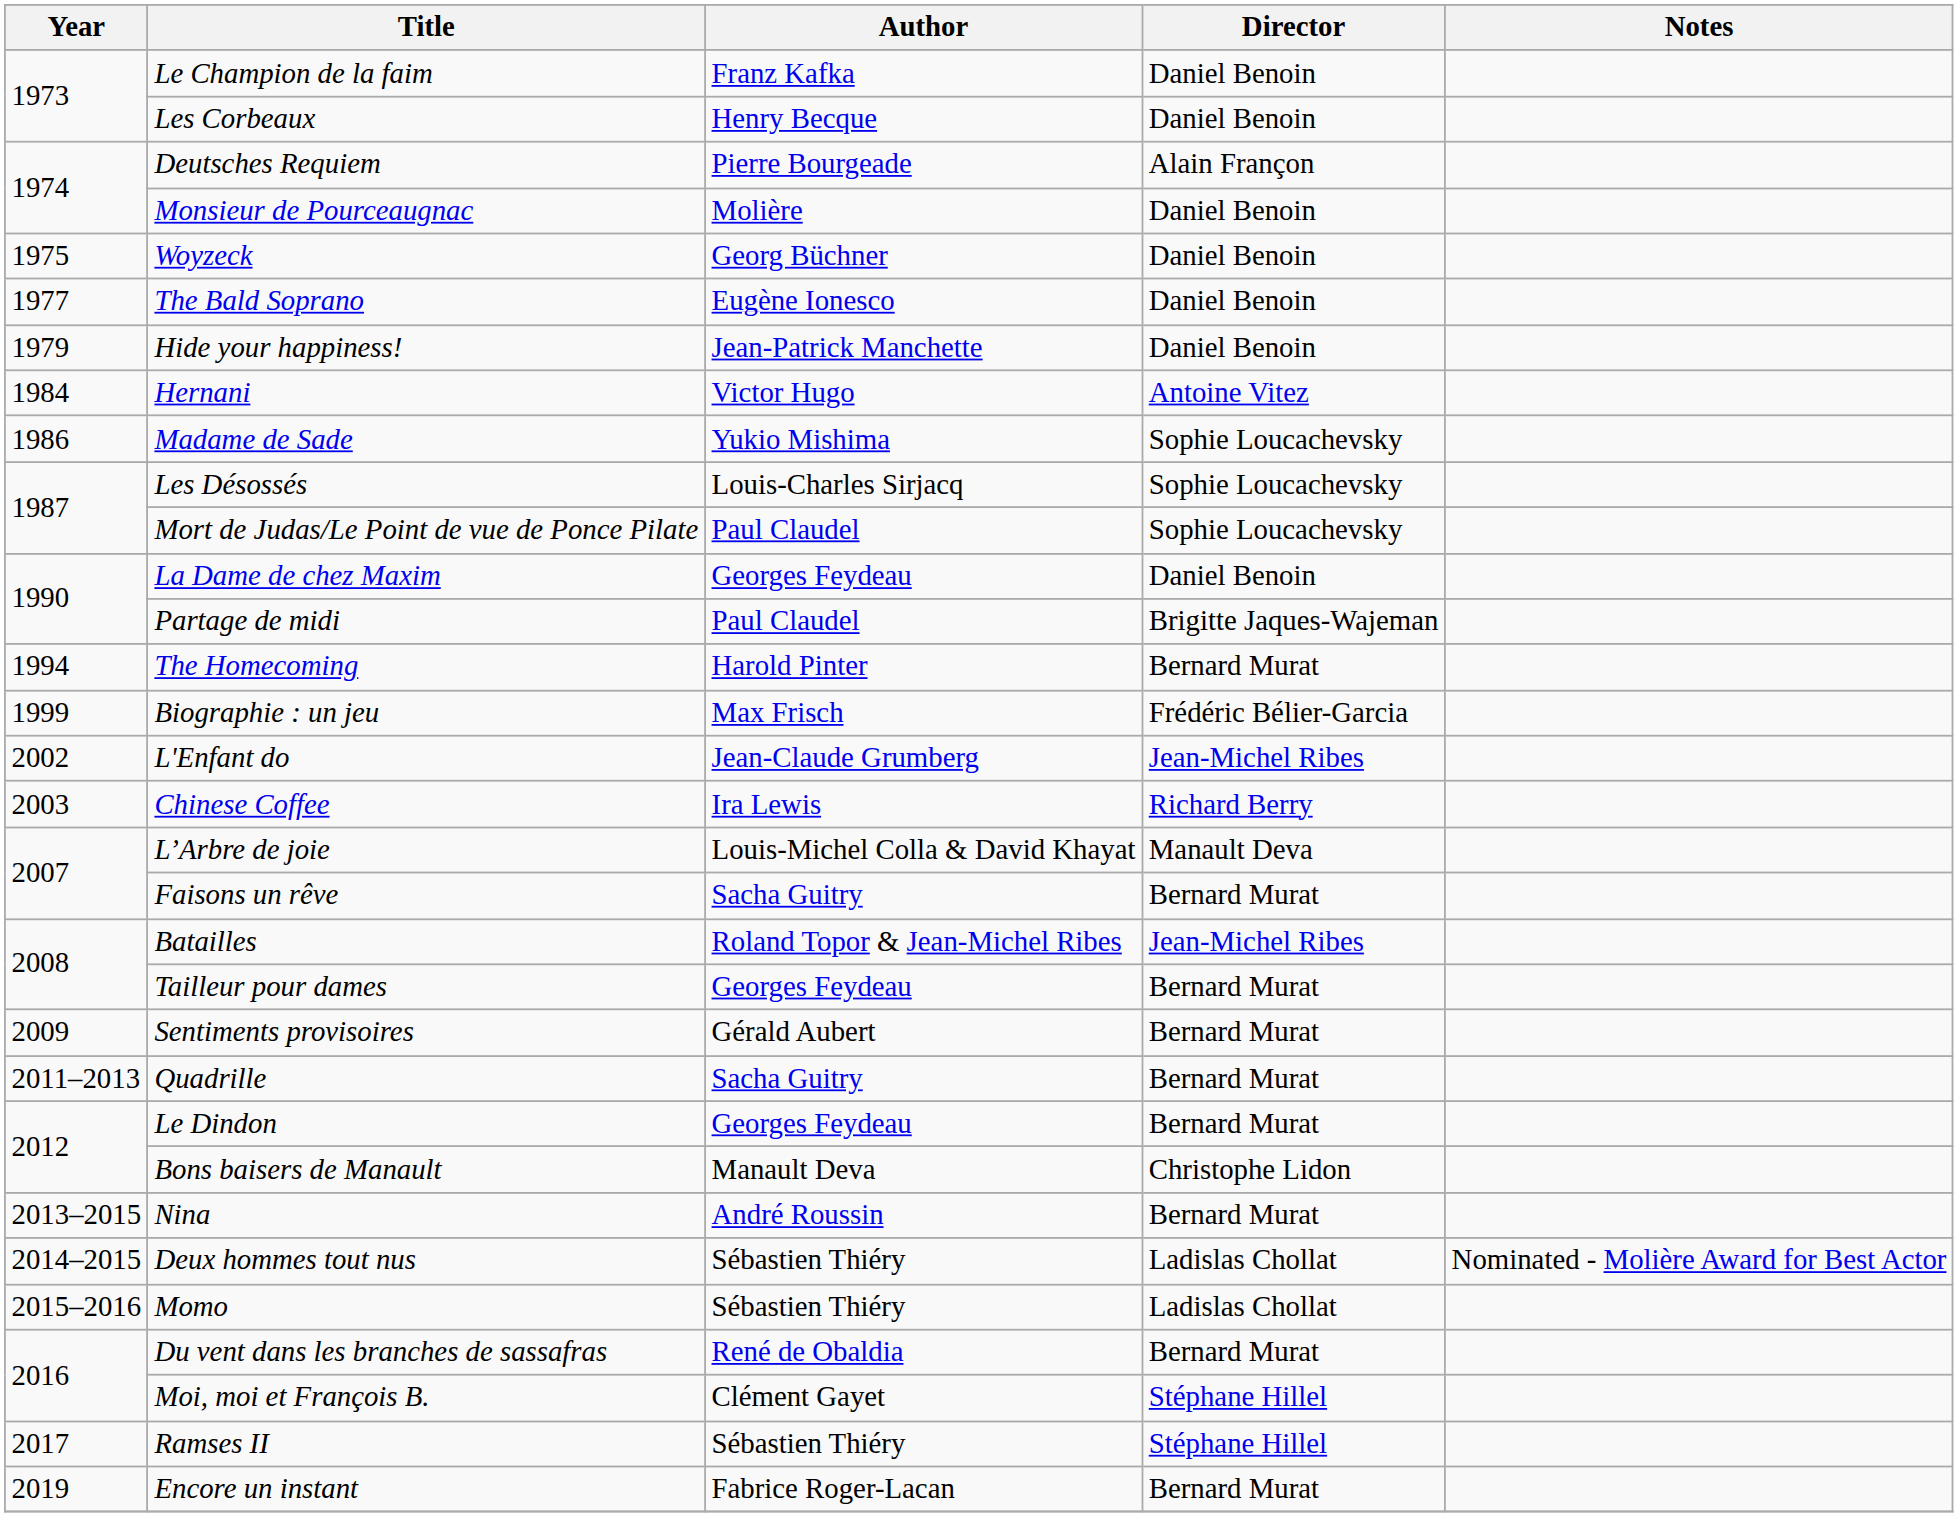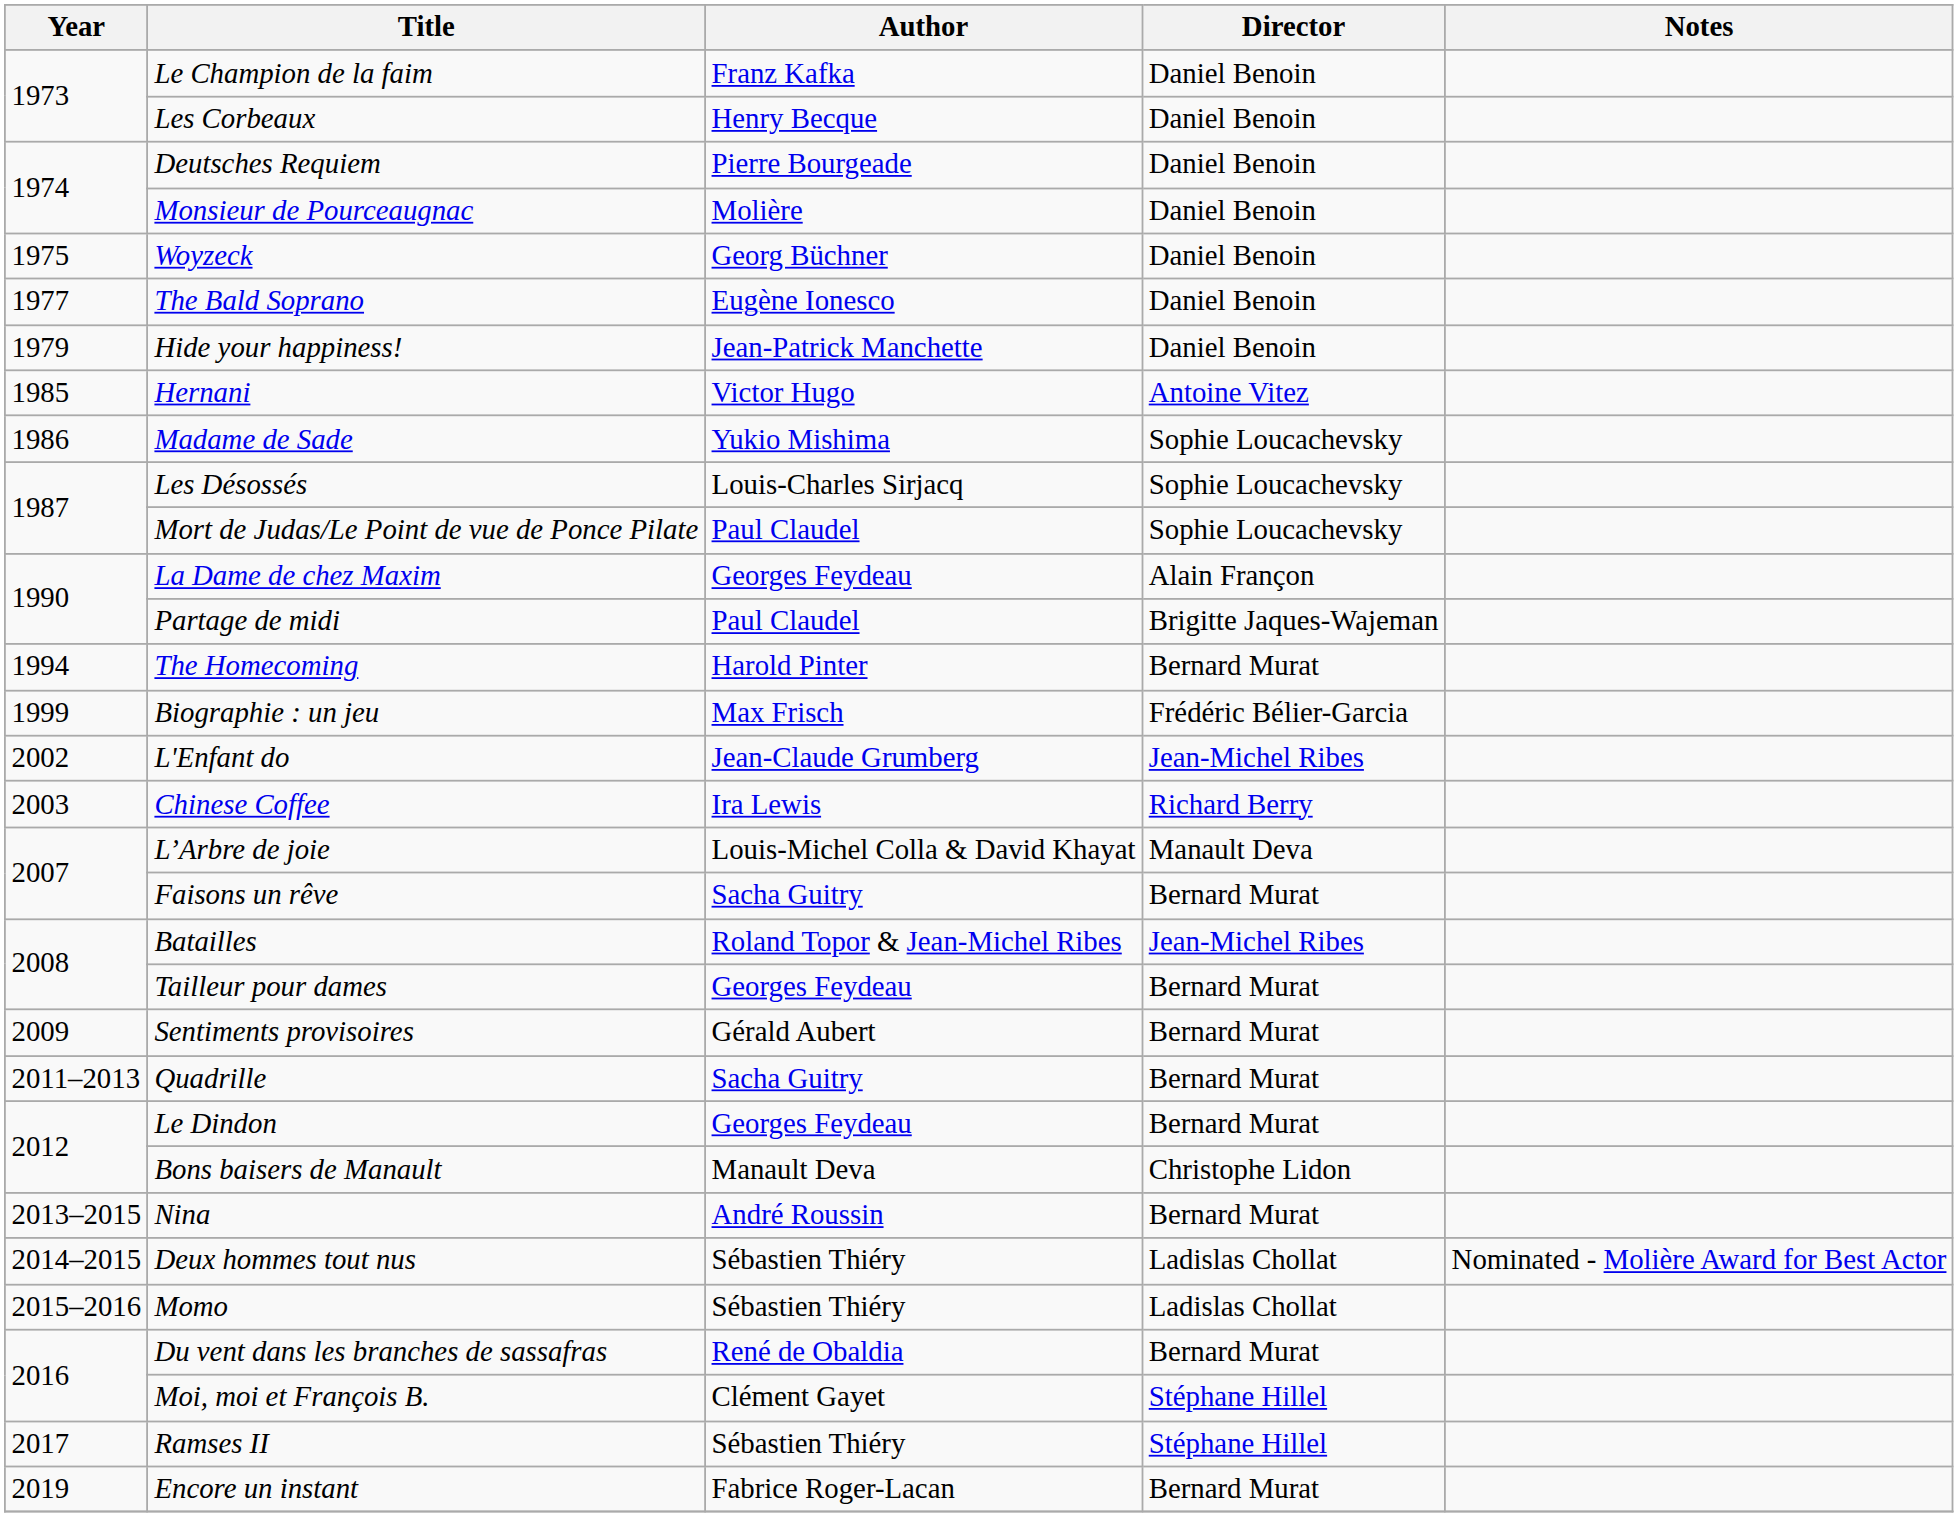(1232, 164) Alain Françon -> (1232, 164) Daniel Benoin
(40, 392) 1984 -> (40, 392) 1985
(1232, 575) Daniel Benoin -> (1232, 575) Alain Françon
